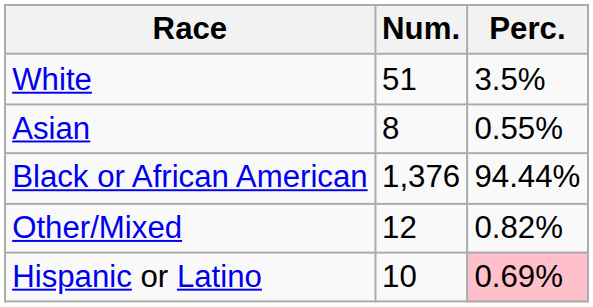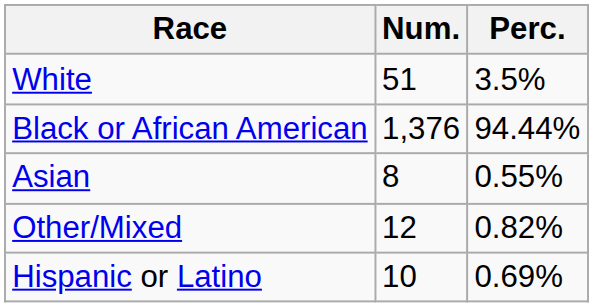rows swapped: (190, 177) <-> (51, 128)
(519, 276) pink background -> (519, 276) no background
